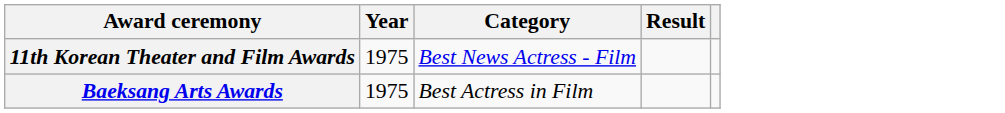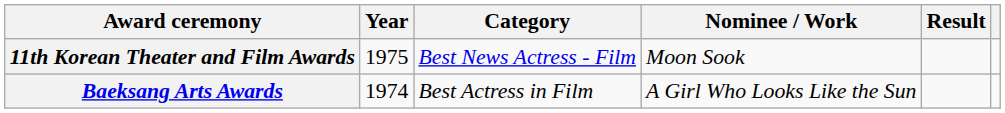+ column: (781, 21)
(387, 90) 1975 -> (387, 90) 1974
